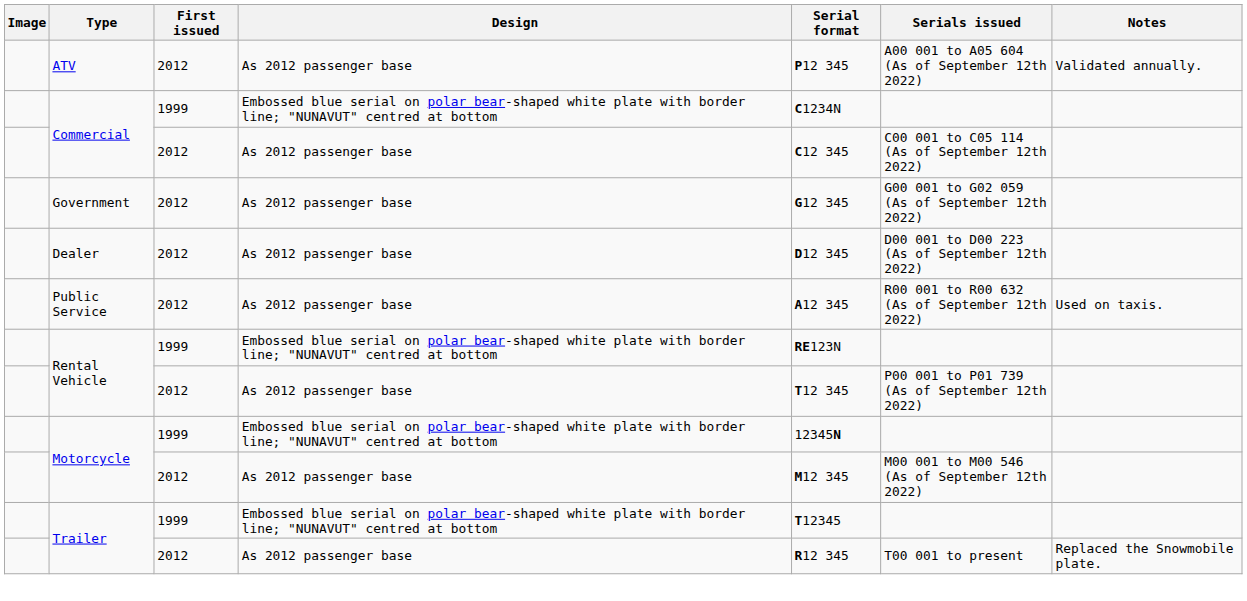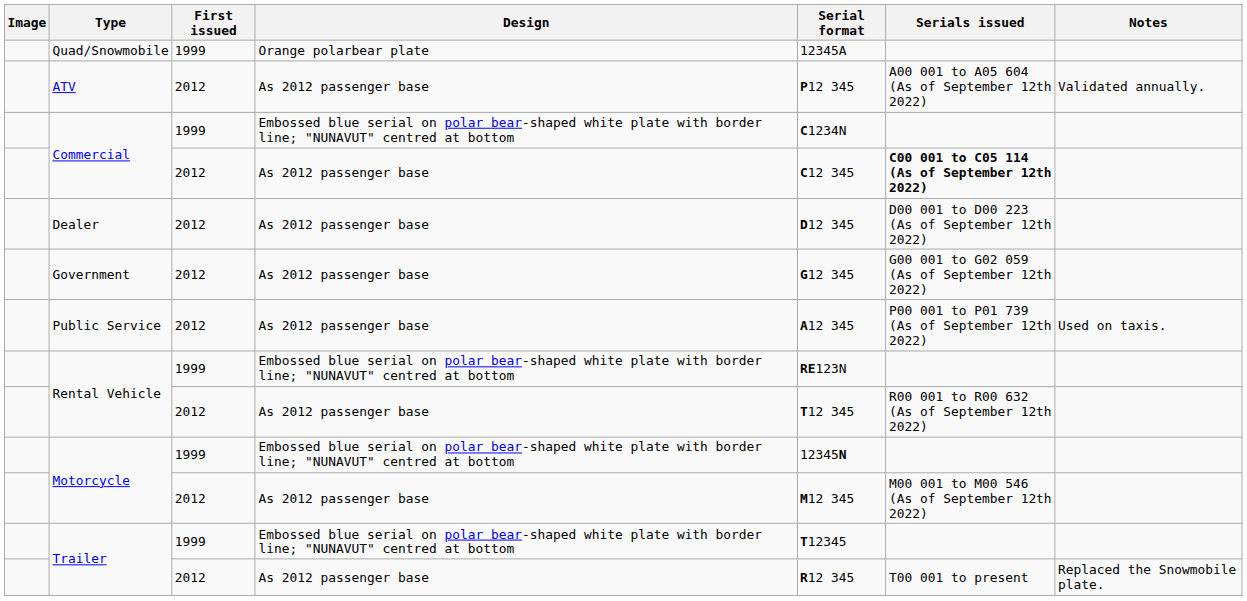+ row: (111, 51)
(966, 152) normal -> (970, 173) bold
rows swapped: (76, 254) <-> (91, 203)
(966, 304) R00 001 to R00 632 (As of September 12th 2022) -> (970, 325) P00 001 to P01 739 (As of September 12th 2022)
(966, 391) P00 001 to P01 739 (As of September 12th 2022) -> (970, 412) R00 001 to R00 632 (As of September 12th 2022)
